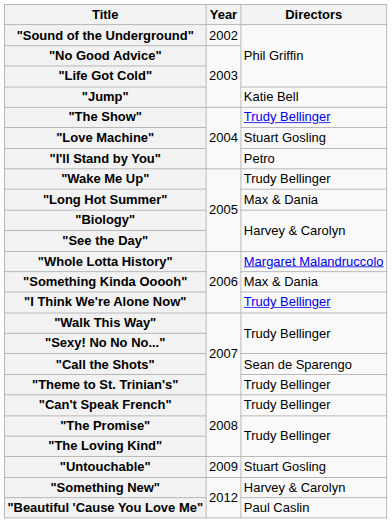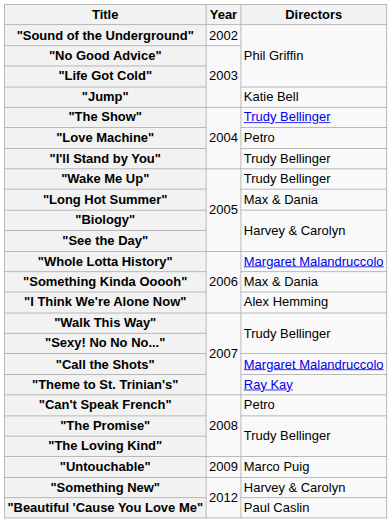(285, 138) Stuart Gosling -> (259, 138) Petro
(259, 158) Petro -> (287, 158) Trudy Bellinger
(287, 302) Trudy Bellinger -> (286, 302) Alex Hemming
(298, 364) Sean de Sparengo -> (314, 364) Margaret Malandruccolo
(287, 384) Trudy Bellinger -> (268, 384) Ray Kay
(287, 405) Trudy Bellinger -> (259, 405) Petro
(285, 466) Stuart Gosling -> (277, 466) Marco Puig
